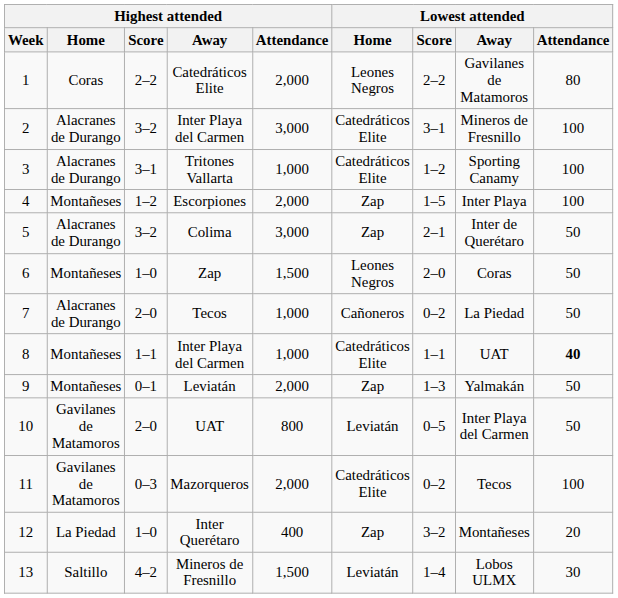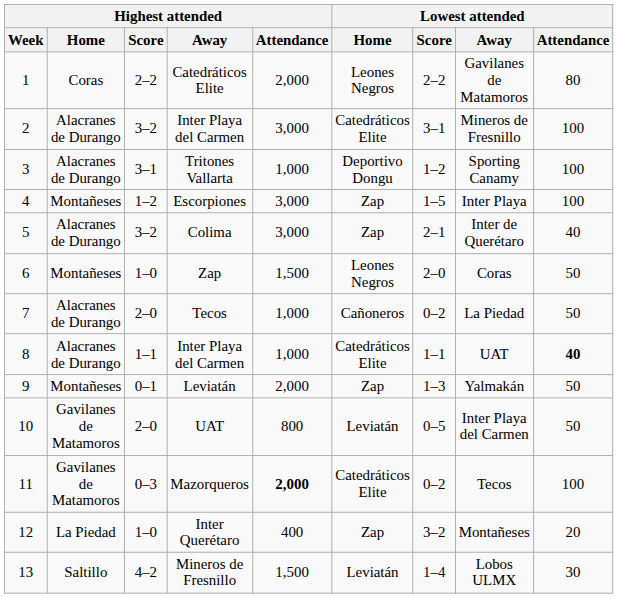(373, 169) Catedráticos Elite -> (373, 169) Deportivo Dongu
(292, 201) 2,000 -> (292, 201) 3,000
(573, 233) 50 -> (573, 233) 40
(86, 354) Montañeses -> (86, 354) Alacranes de Durango
(292, 483) normal -> (292, 483) bold
